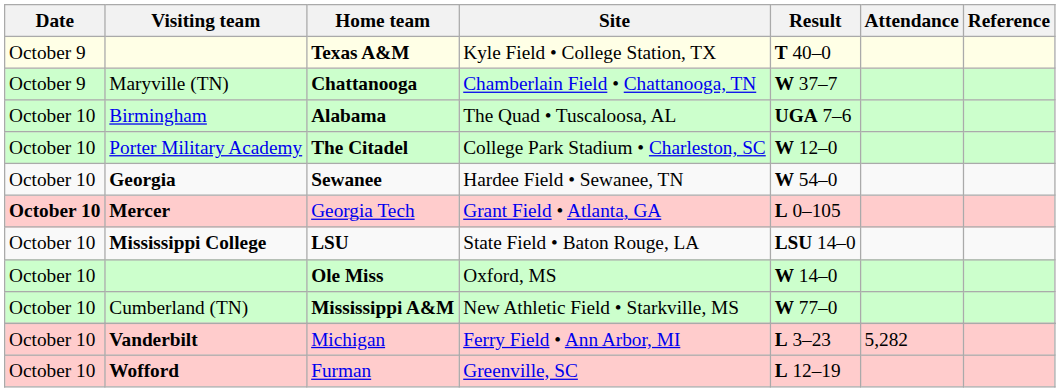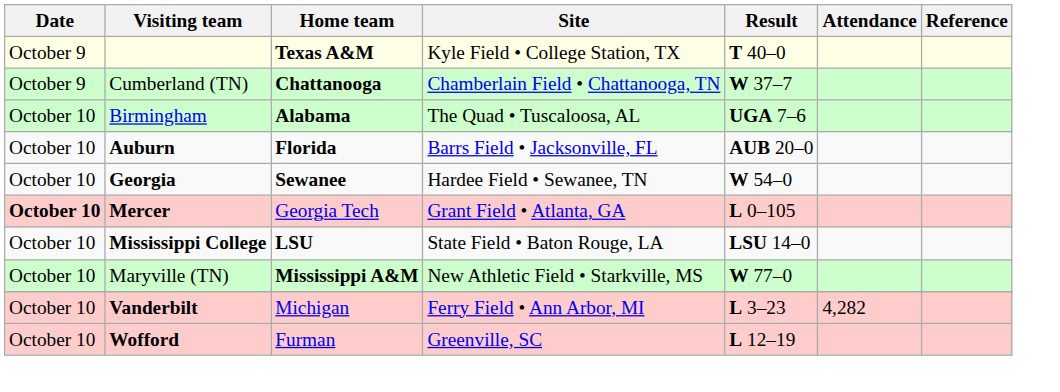(169, 84) Maryville (TN) -> (179, 84) Cumberland (TN)
+ row: (306, 147)
- row: (360, 147)
- row: (347, 275)
(179, 307) Cumberland (TN) -> (169, 275) Maryville (TN)
(886, 338) 5,282 -> (844, 307) 4,282
